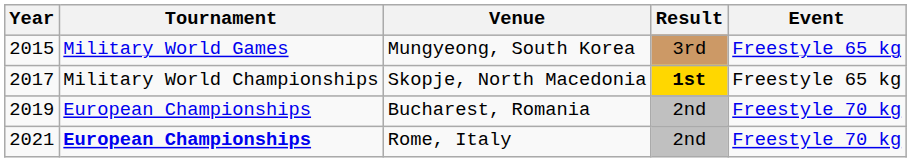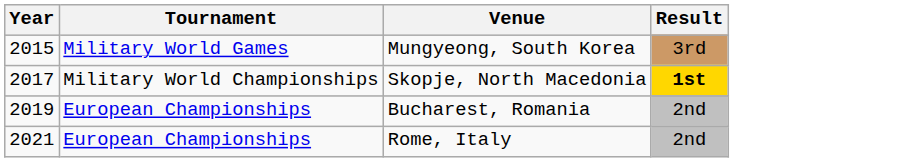- column: (817, 20)
(187, 141) bold -> (187, 141) normal
